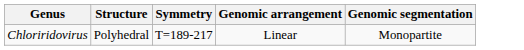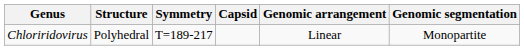+ column: (238, 14)
